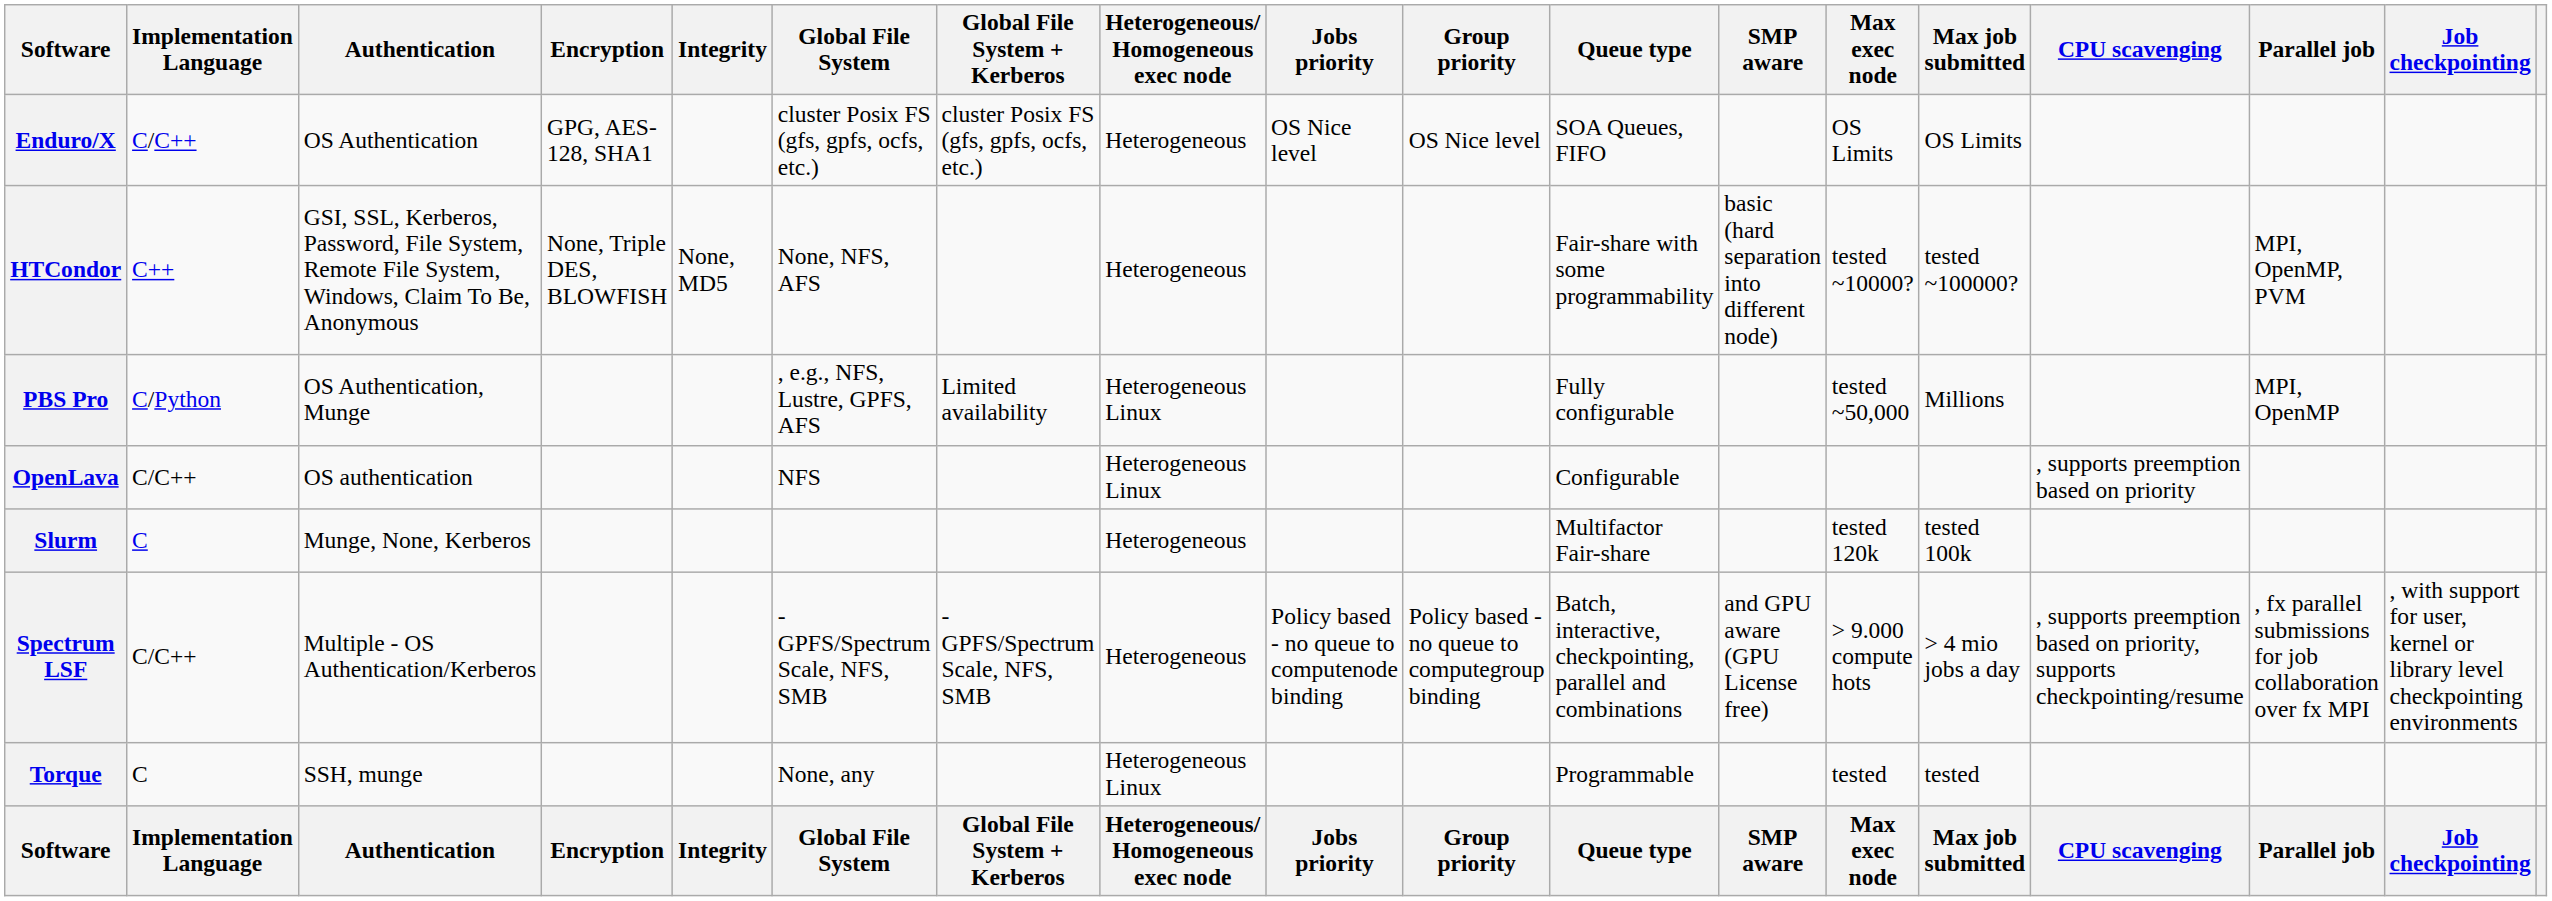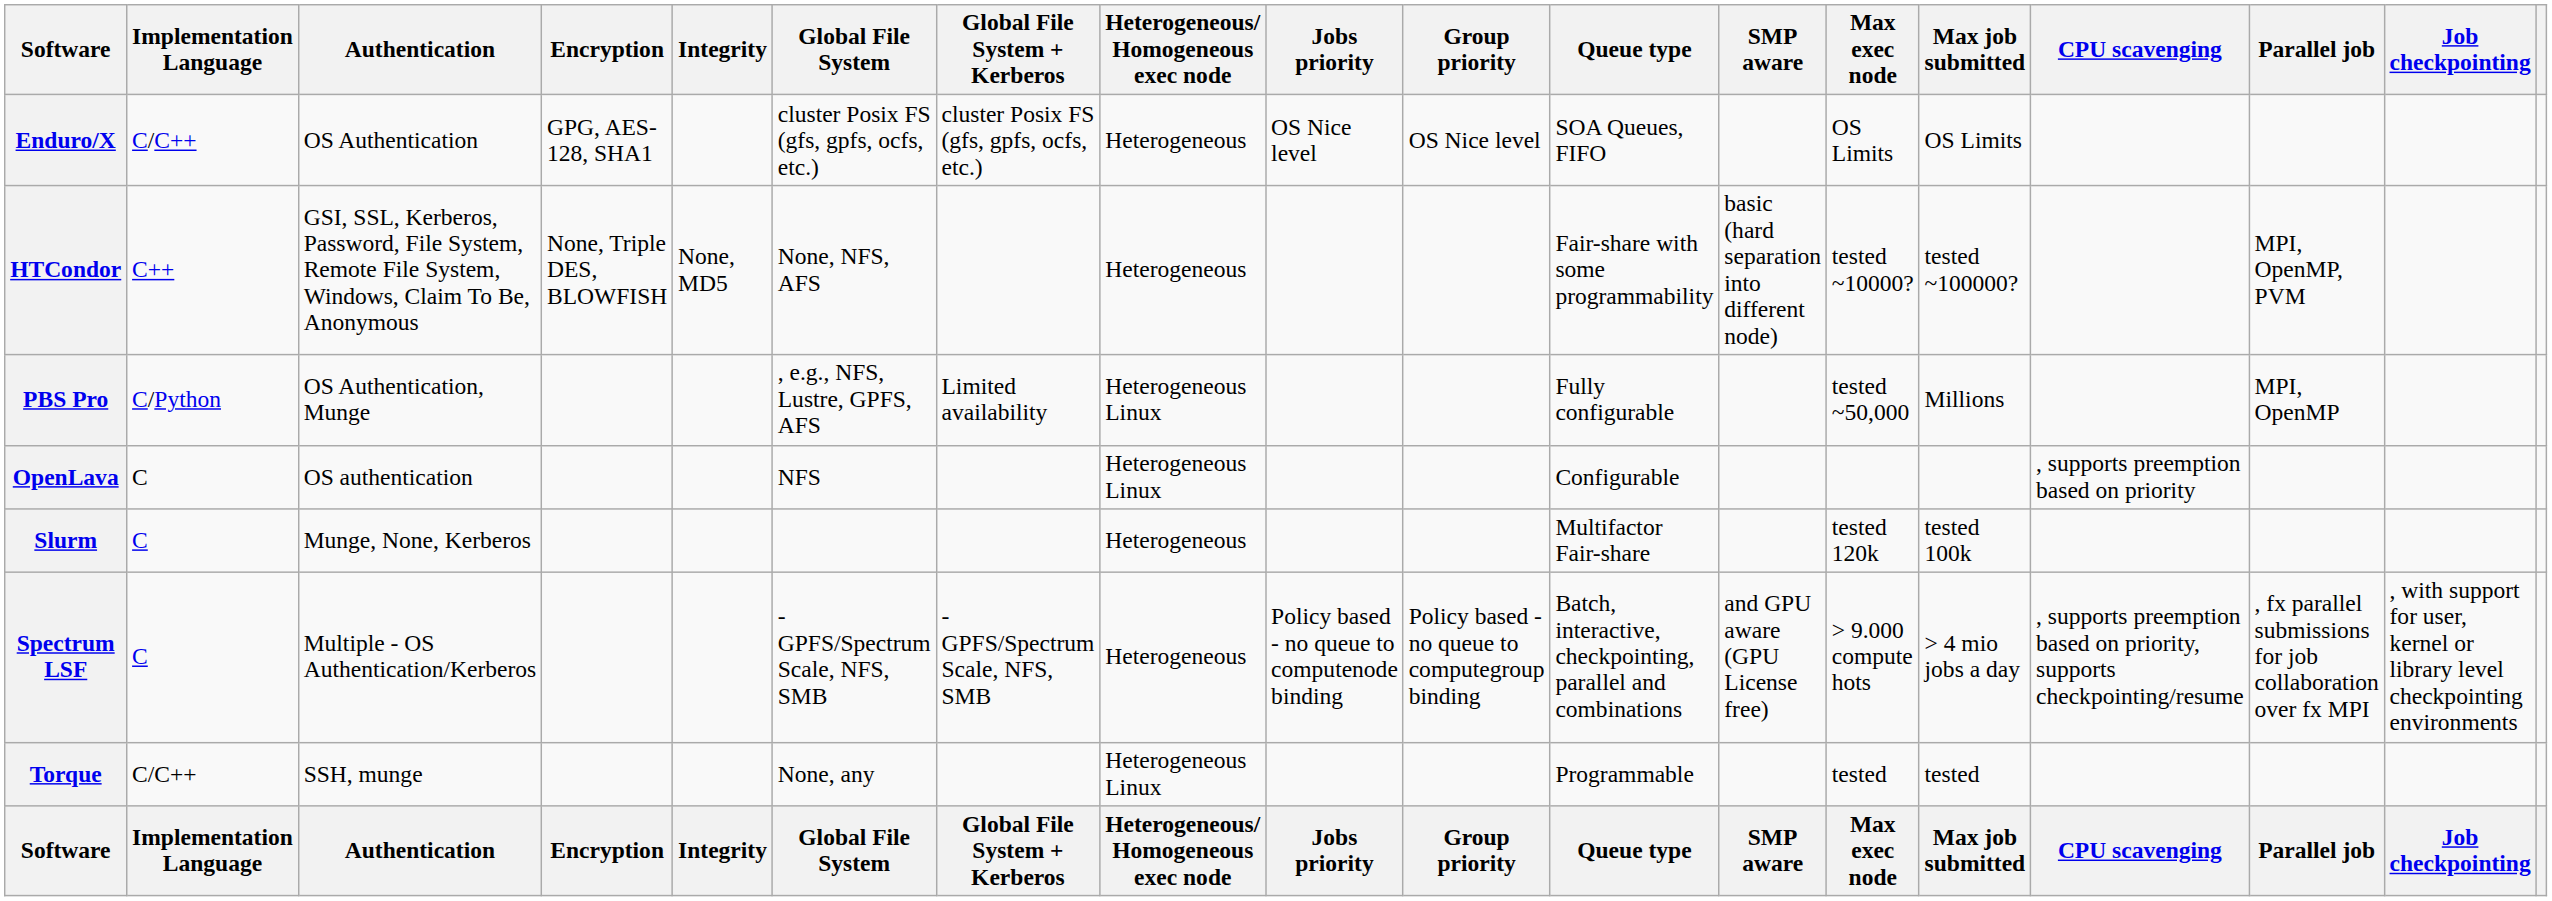(164, 476) C/C++ -> (140, 476) C
(164, 657) C/C++ -> (140, 657) C
(140, 773) C -> (164, 773) C/C++
